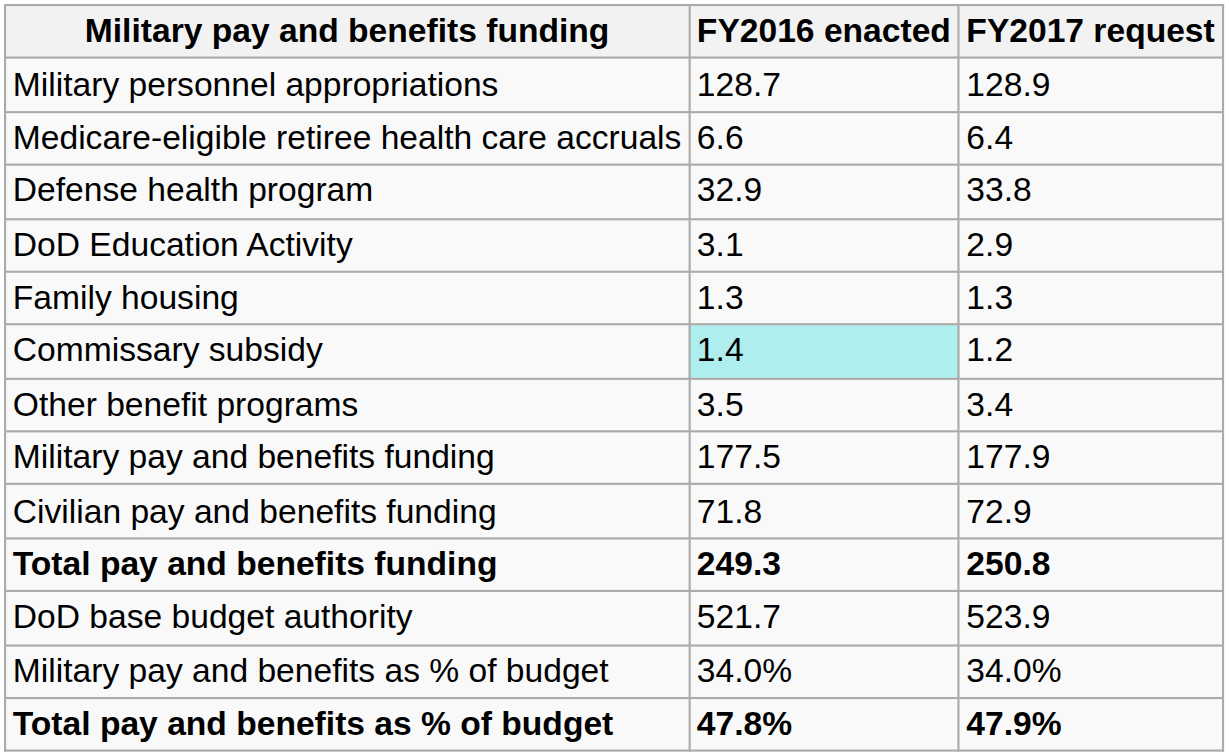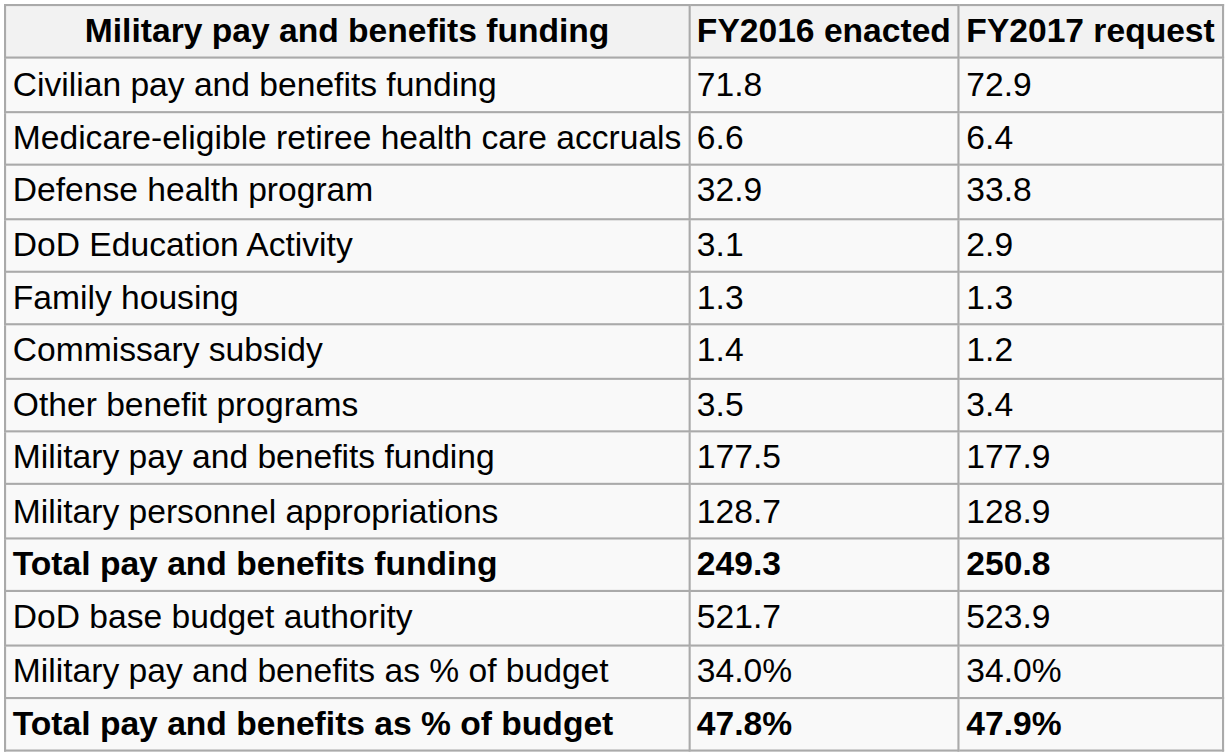rows swapped: (256, 84) <-> (255, 510)
(720, 350) paleturquoise background -> (720, 350) no background
